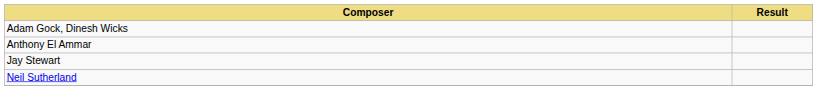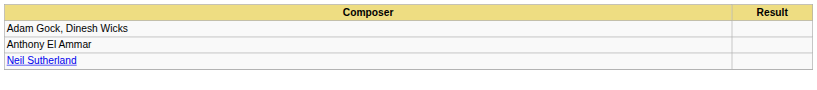- row: (33, 61)
